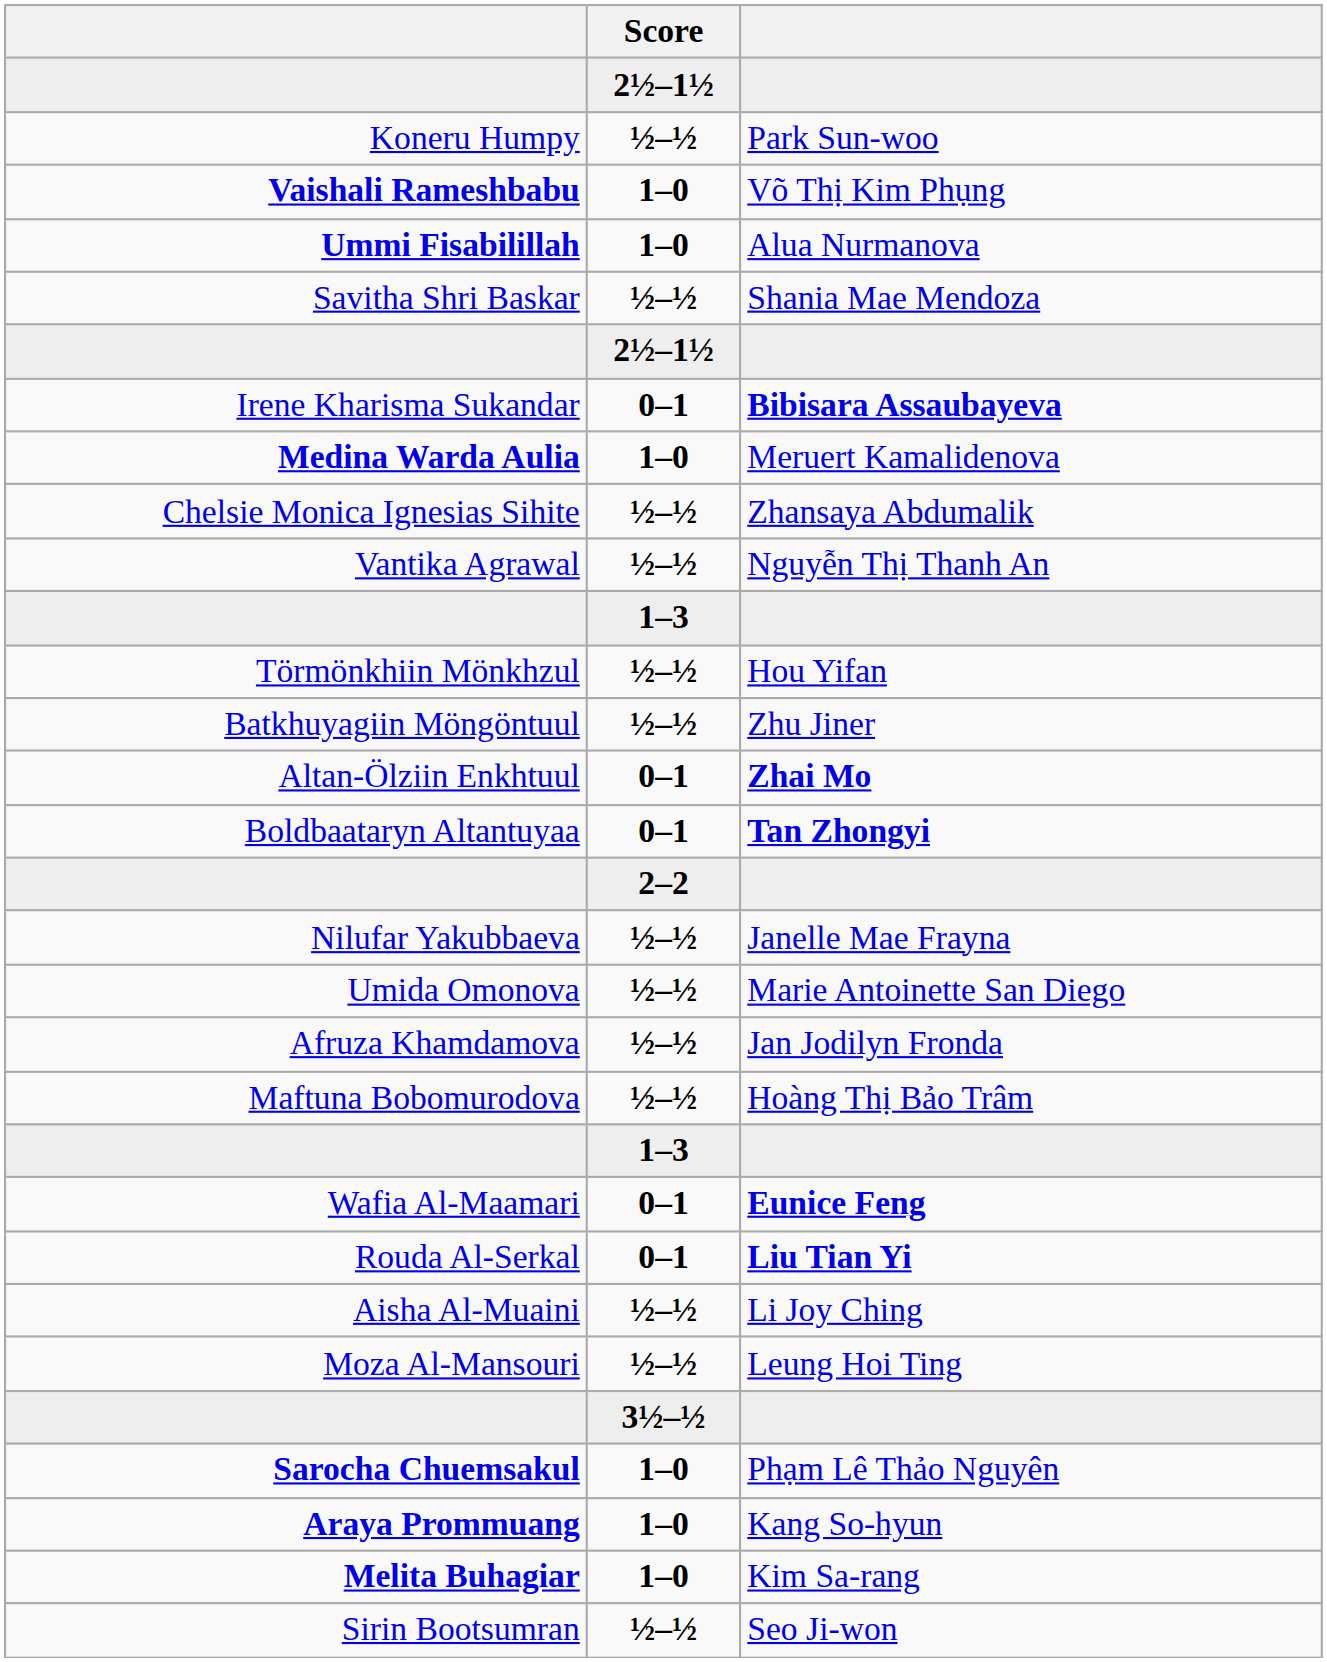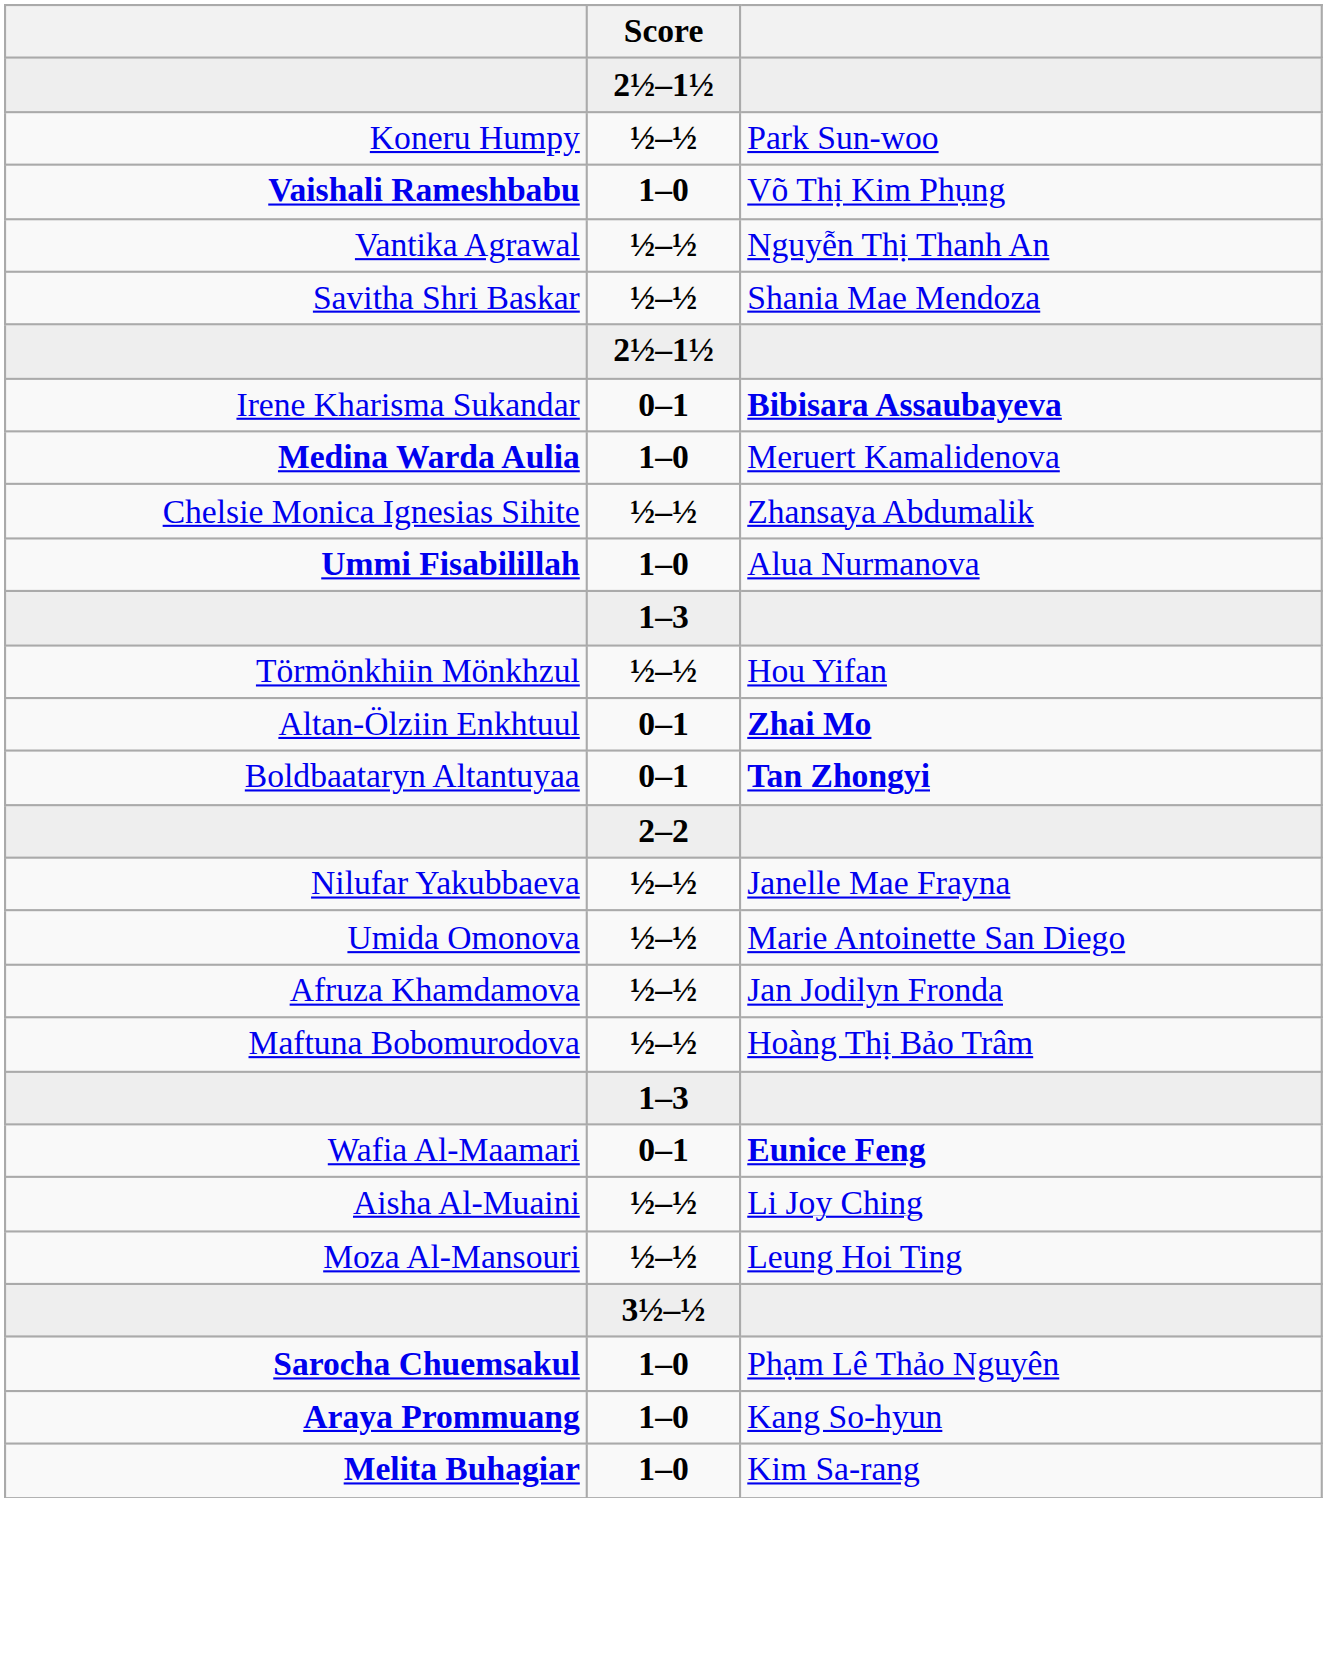rows swapped: (467, 564) <-> (451, 244)
- row: (402, 723)
- row: (467, 1256)
- row: (461, 1629)
